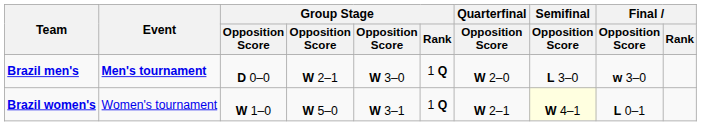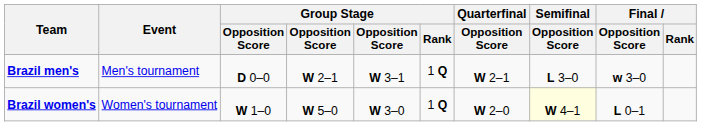(154, 72) bold -> (150, 72) normal
(387, 78) W 3–0 -> (387, 78) W 3–1
(492, 78) W 2–0 -> (492, 78) W 2–1
(387, 111) W 3–1 -> (387, 111) W 3–0
(492, 111) W 2–1 -> (492, 111) W 2–0
